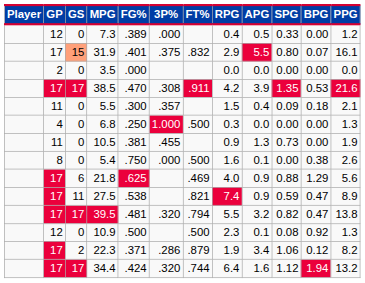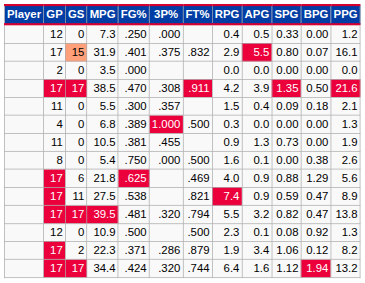(136, 34) .389 -> (136, 34) .250
(317, 88) 0.53 -> (317, 88) 0.50
(136, 124) .250 -> (136, 124) .389
